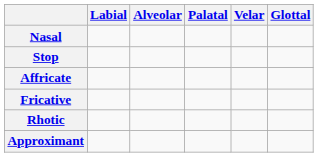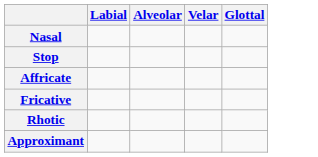- column: (208, 15)
